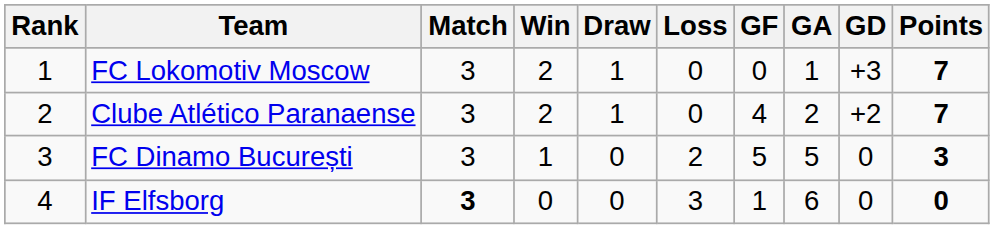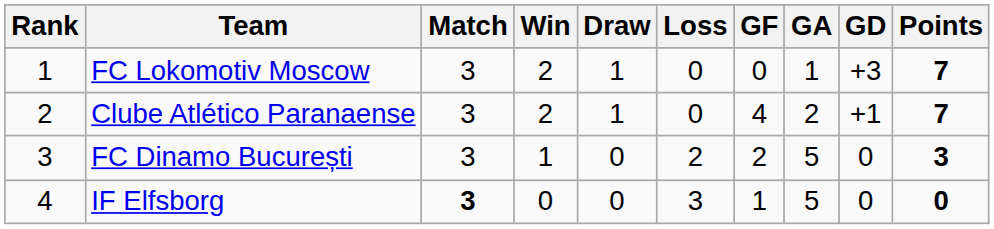(866, 113) +2 -> (866, 113) +1
(759, 157) 5 -> (759, 157) 2
(812, 200) 6 -> (812, 200) 5
